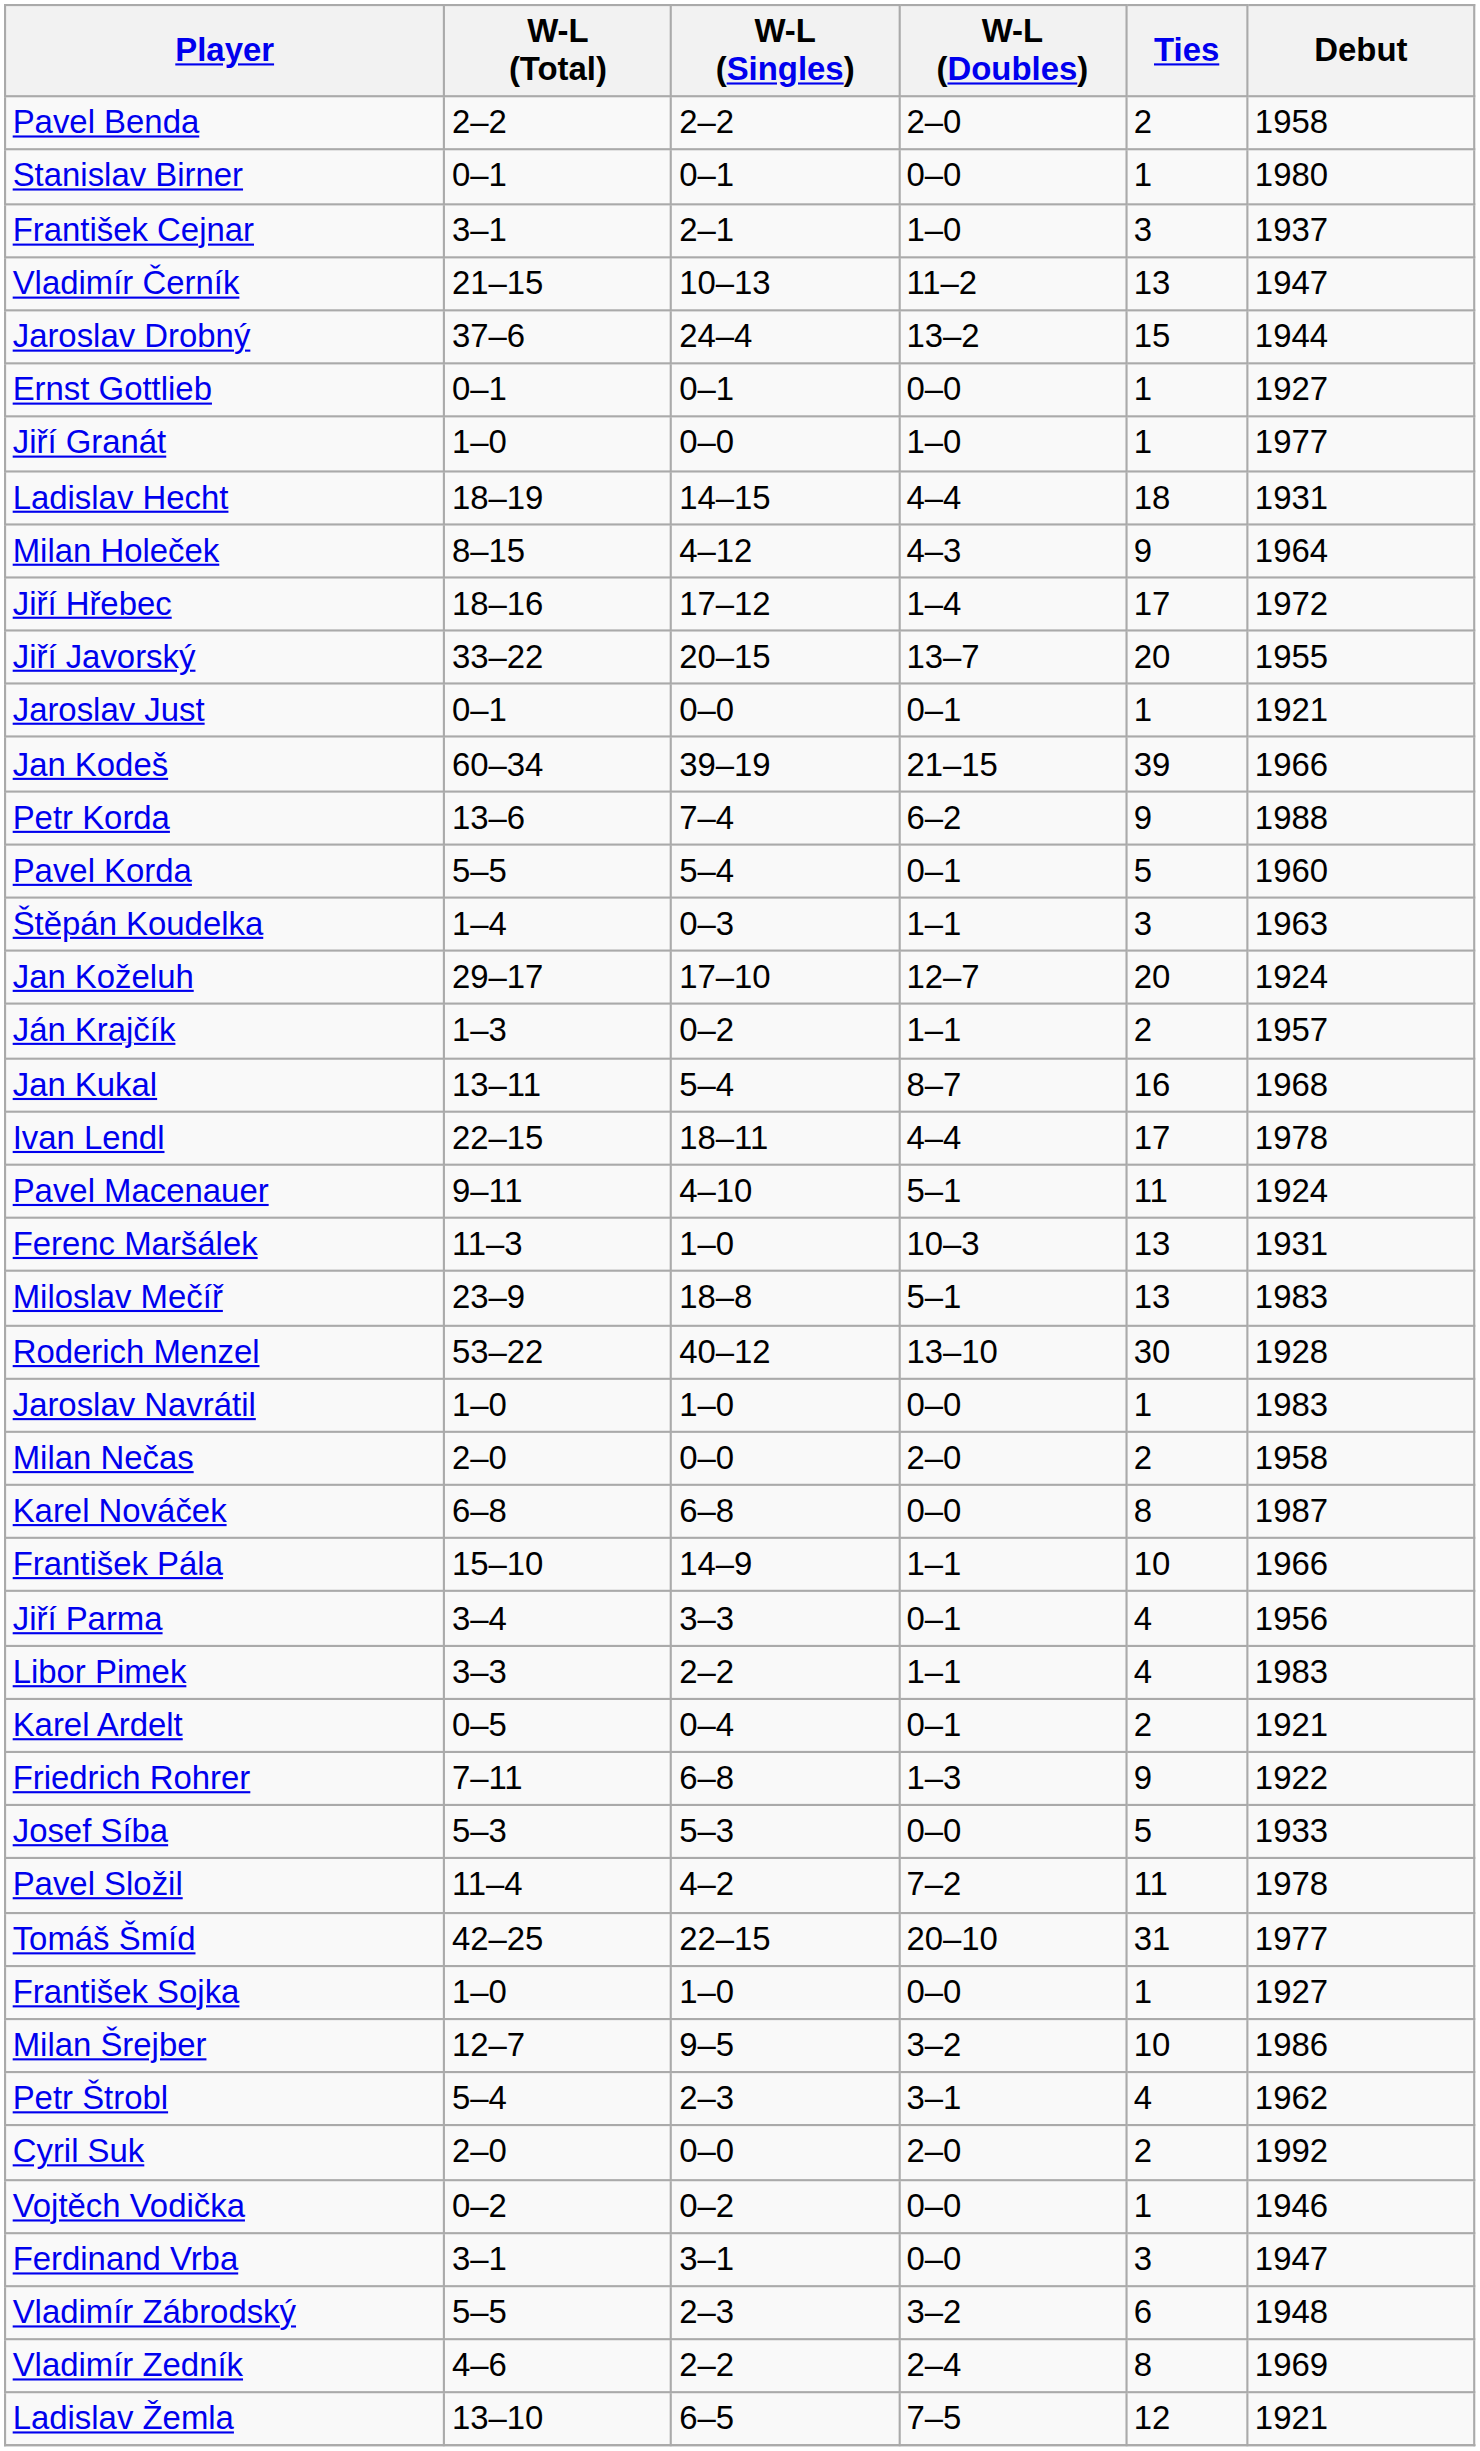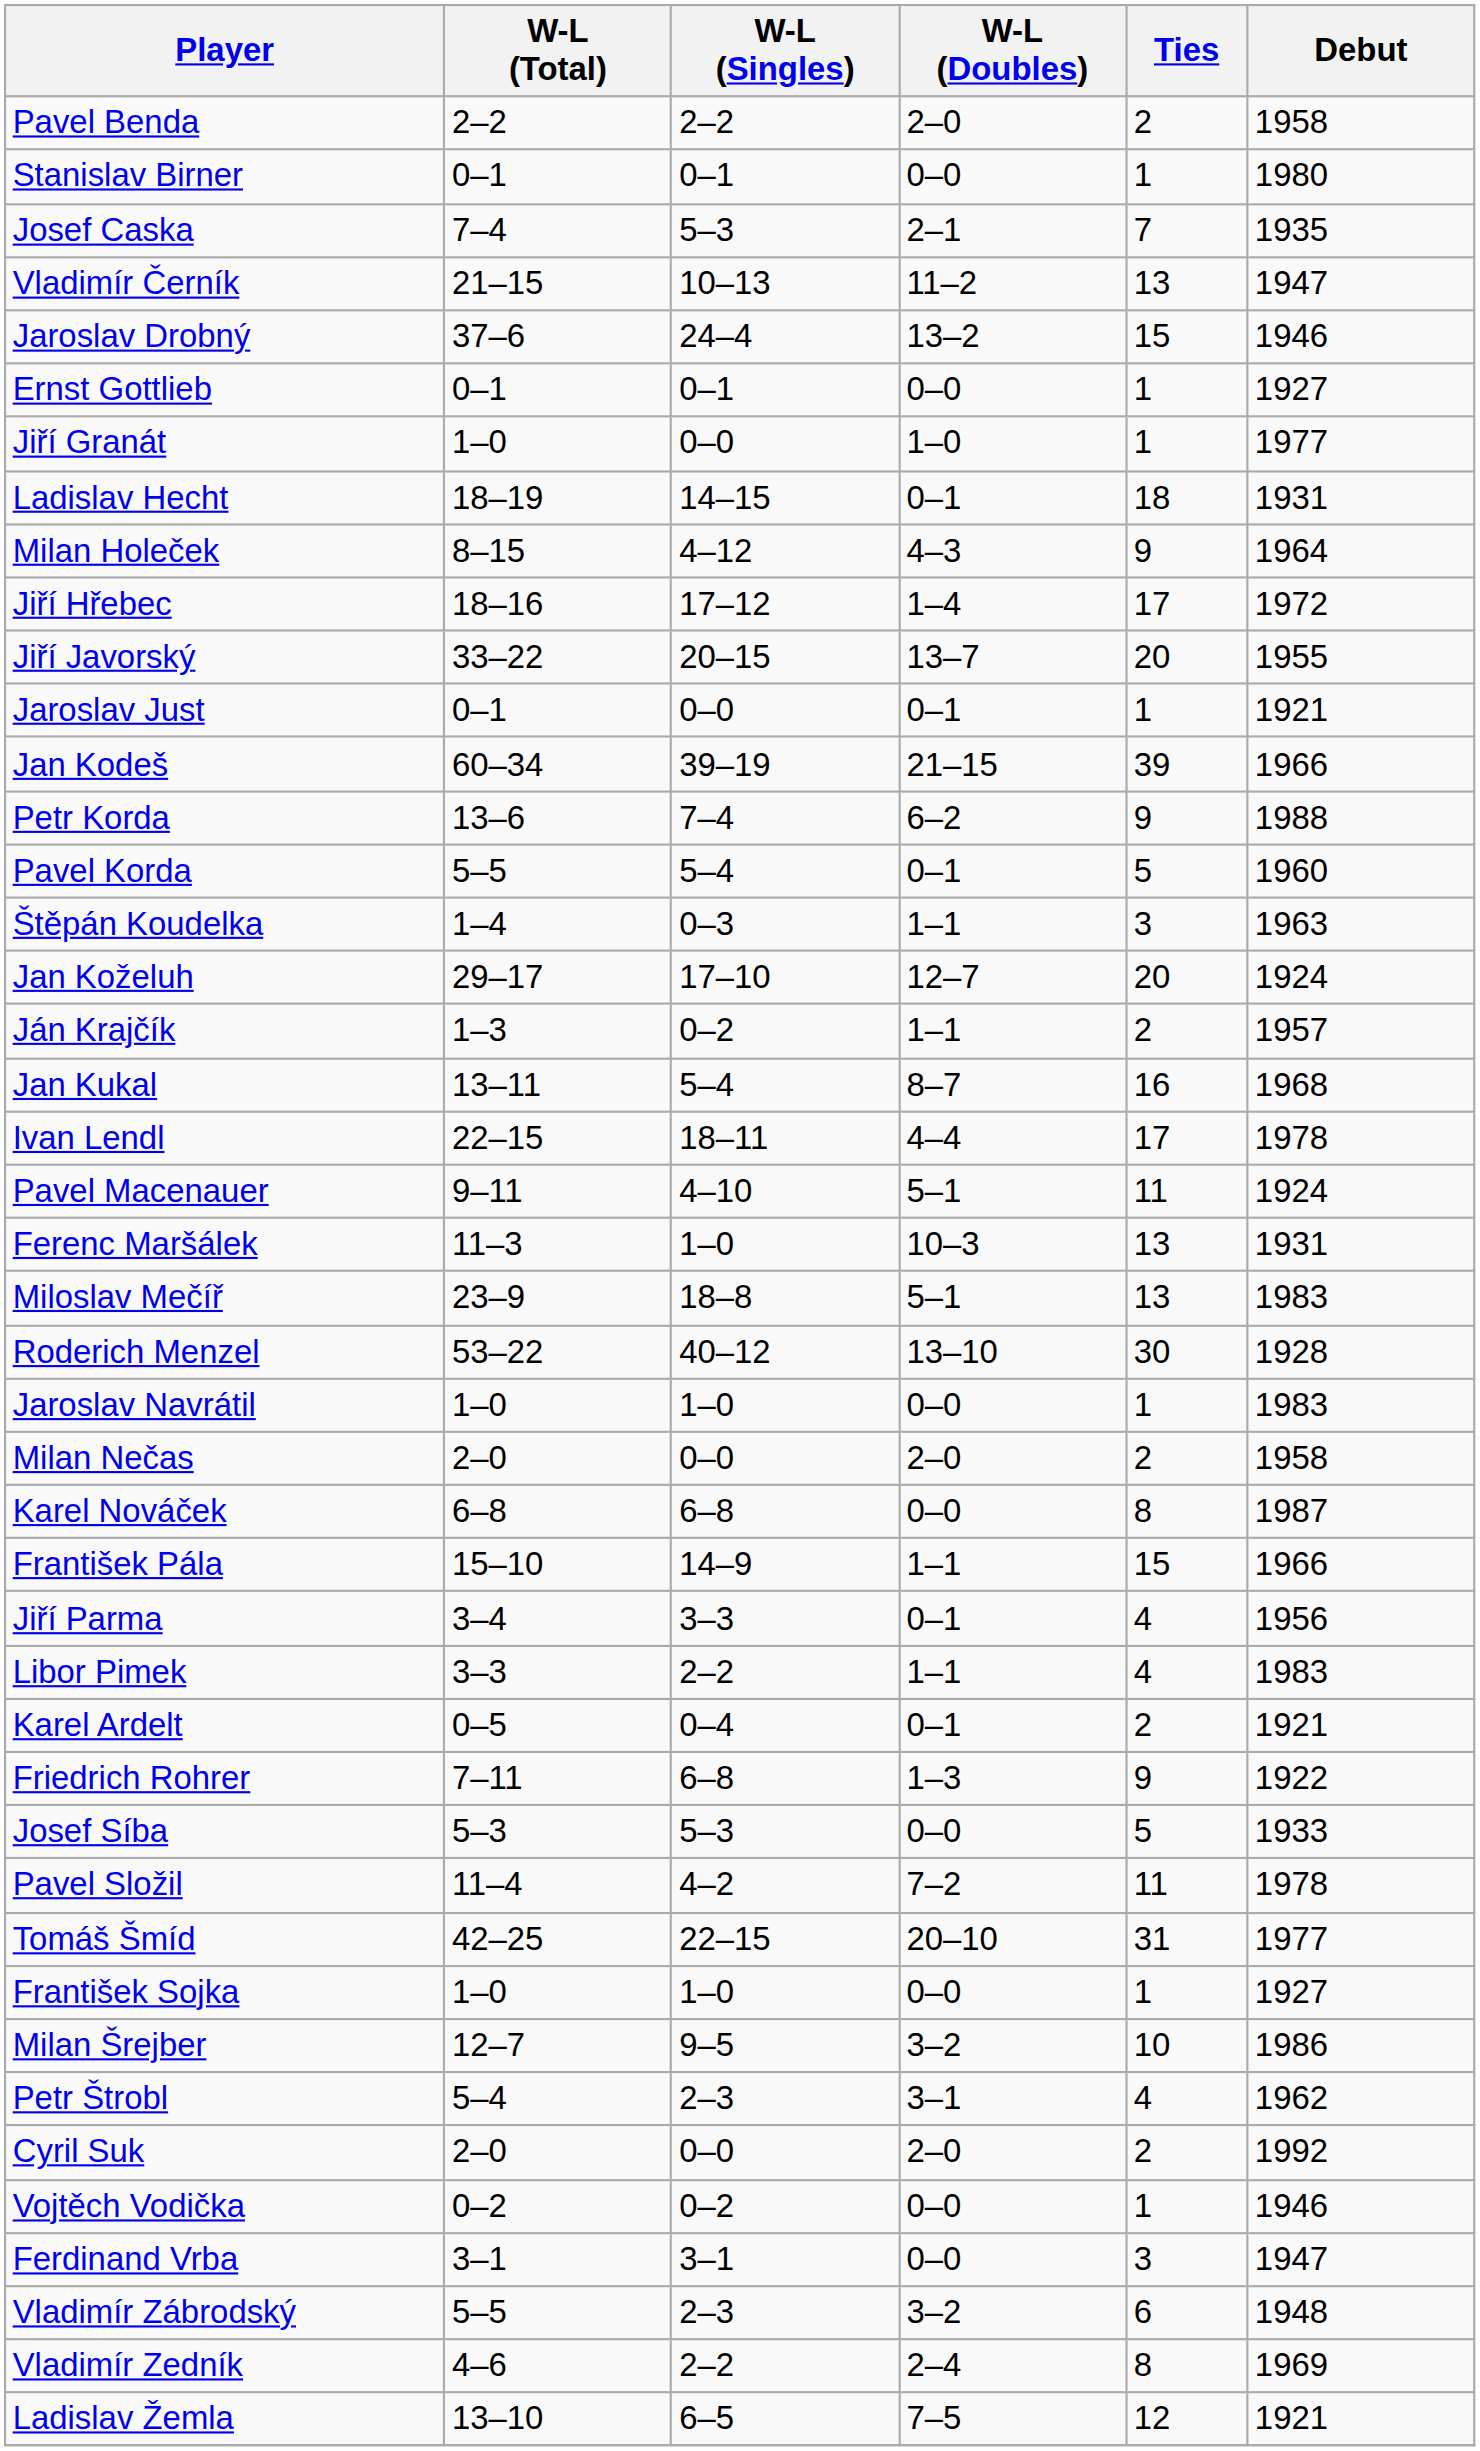+ row: (103, 229)
- row: (133, 229)
(1291, 335) 1944 -> (1291, 335) 1946
(934, 496) 4–4 -> (934, 496) 0–1
(1152, 1564) 10 -> (1152, 1564) 15
